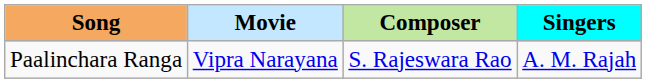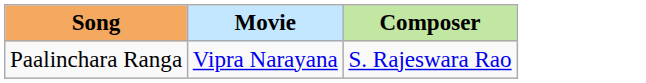- column: (579, 22)
